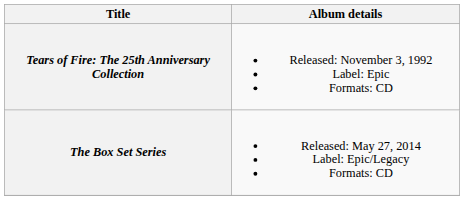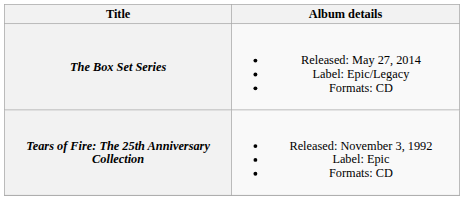rows swapped: (118, 66) <-> (118, 152)
